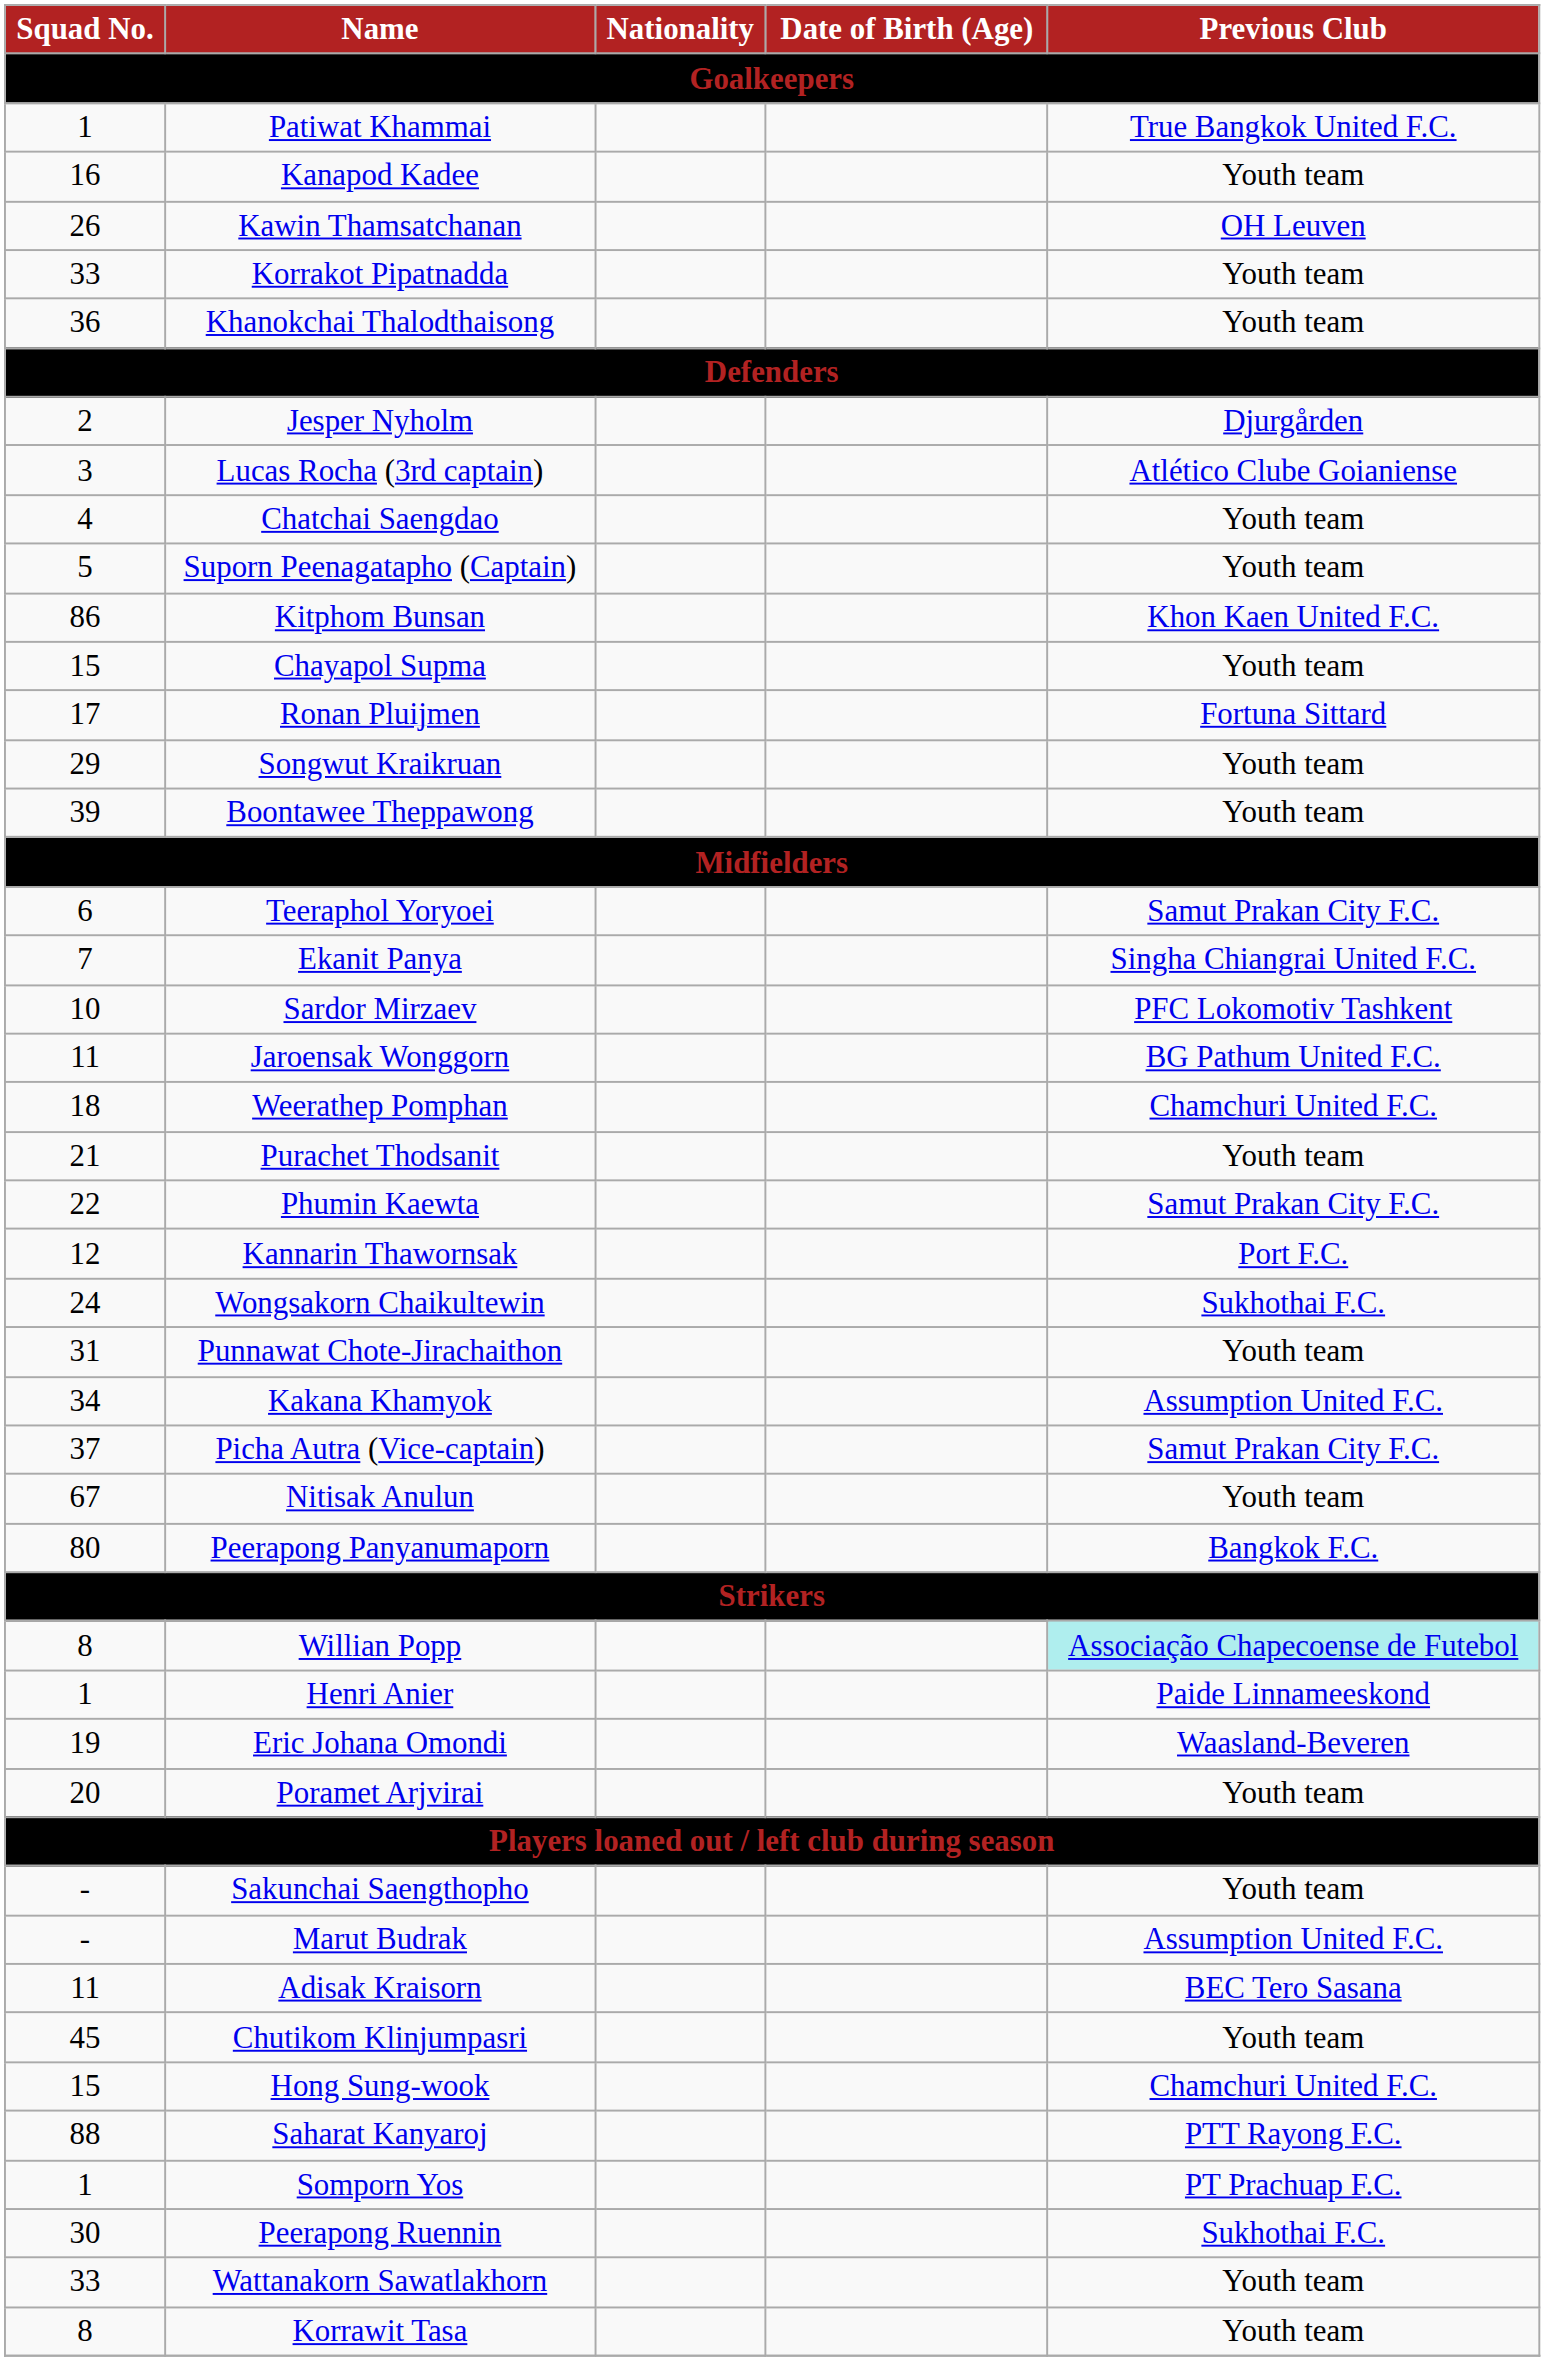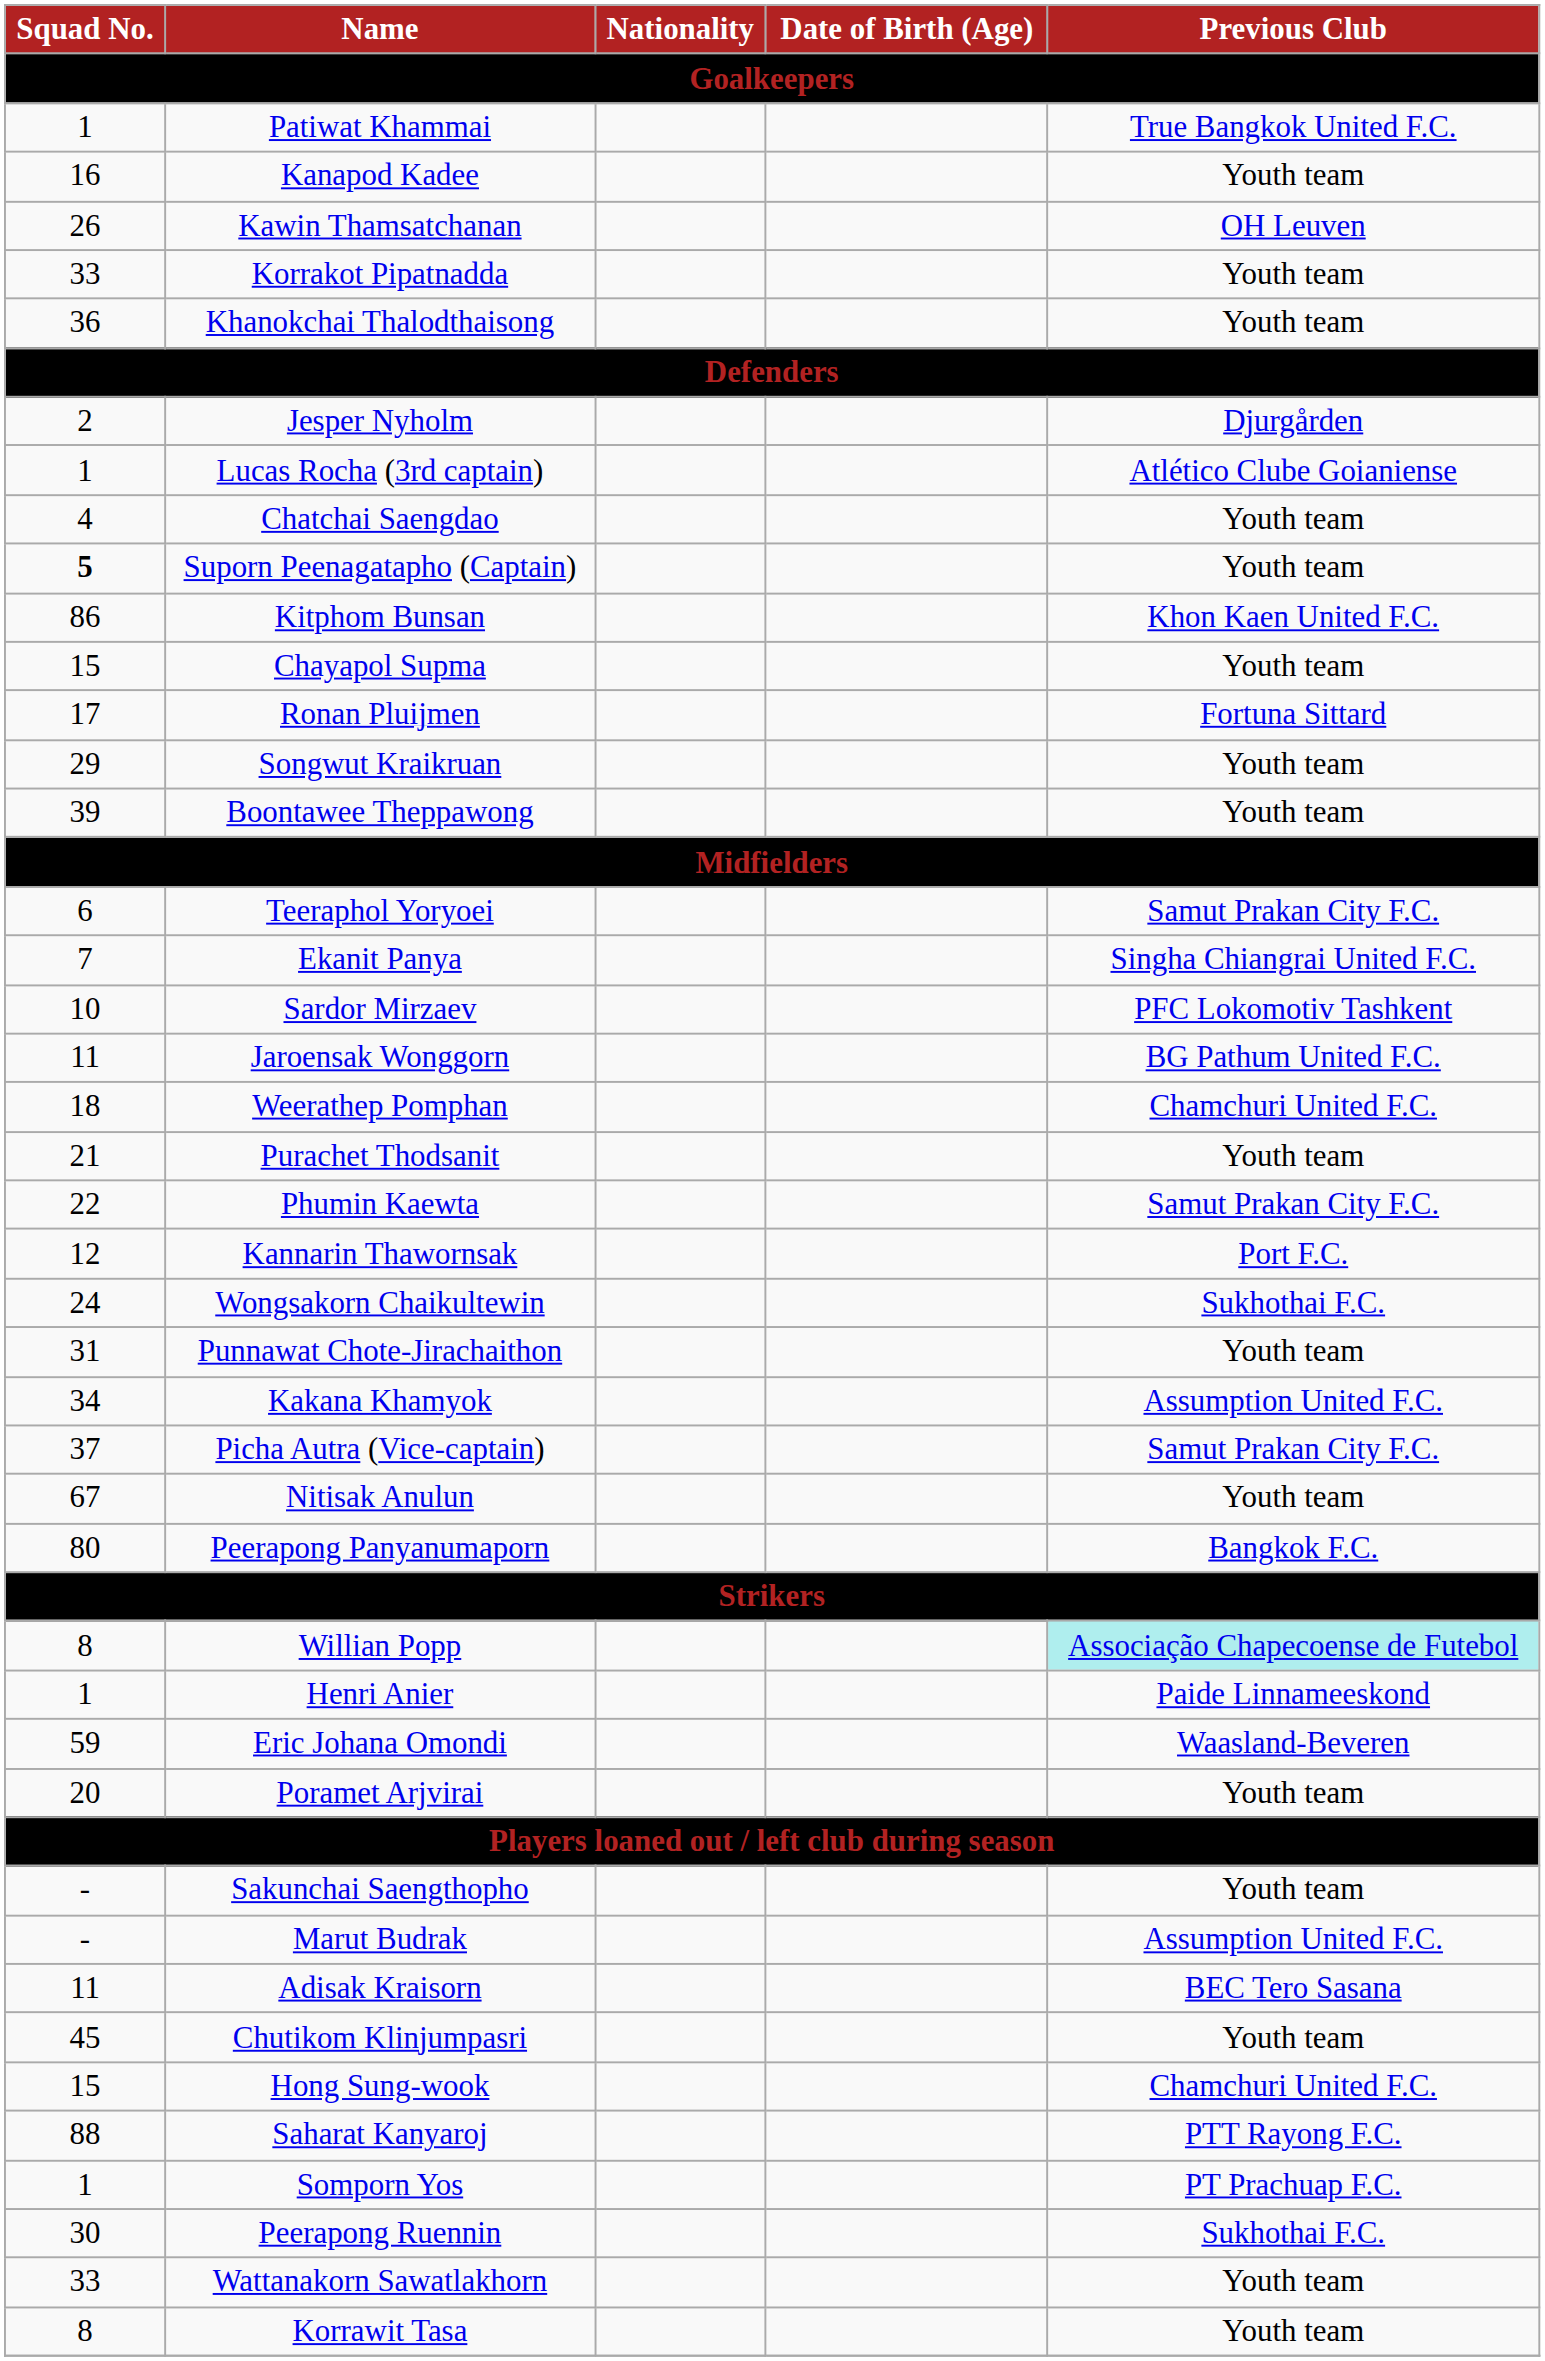(85, 469) 3 -> (85, 469) 1
(85, 567) normal -> (85, 567) bold
(85, 1743) 19 -> (85, 1743) 59
